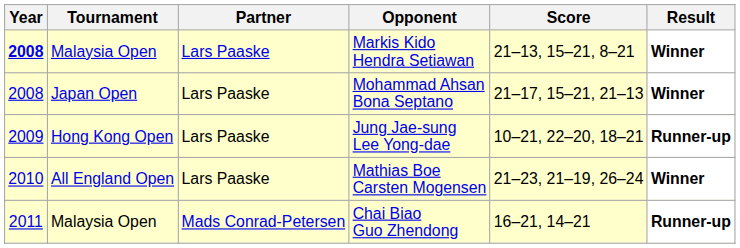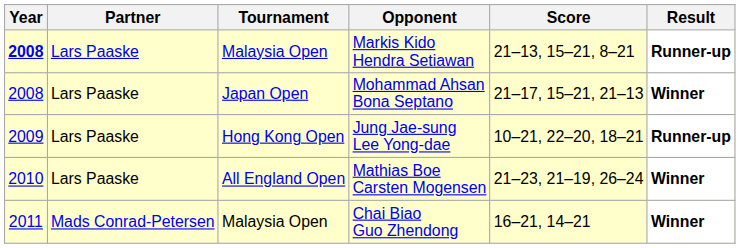columns swapped: (113, 17) <-> (263, 17)
(678, 51) Winner -> (691, 51) Runner-up
(691, 222) Runner-up -> (678, 222) Winner
